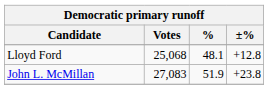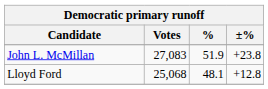rows swapped: (51, 74) <-> (34, 54)
